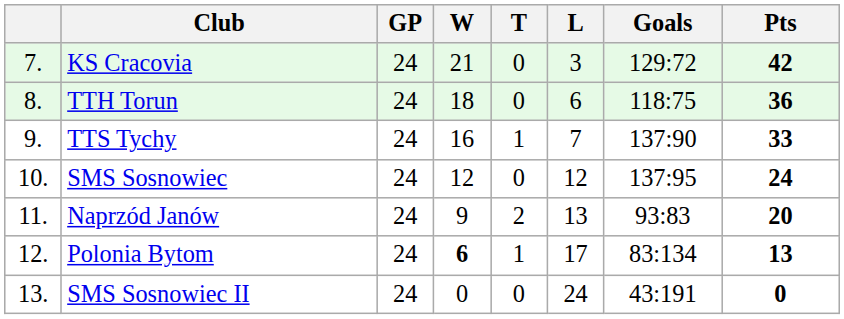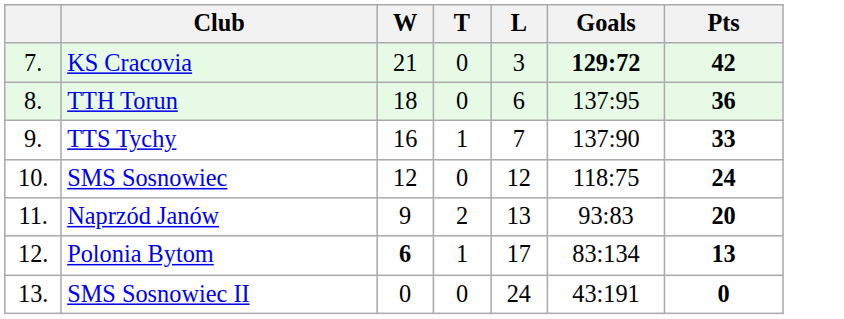- column: (405, 23)
(663, 62) normal -> (606, 62) bold
(663, 100) 118:75 -> (606, 100) 137:95
(663, 178) 137:95 -> (606, 178) 118:75
